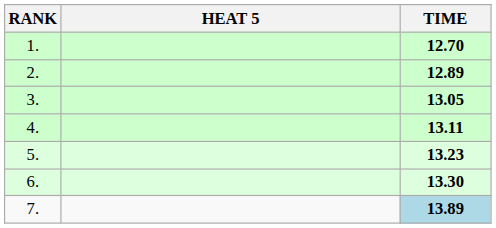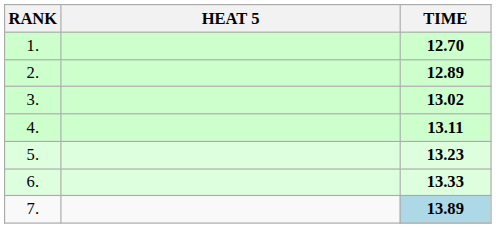(445, 100) 13.05 -> (445, 100) 13.02
(445, 182) 13.30 -> (445, 182) 13.33
